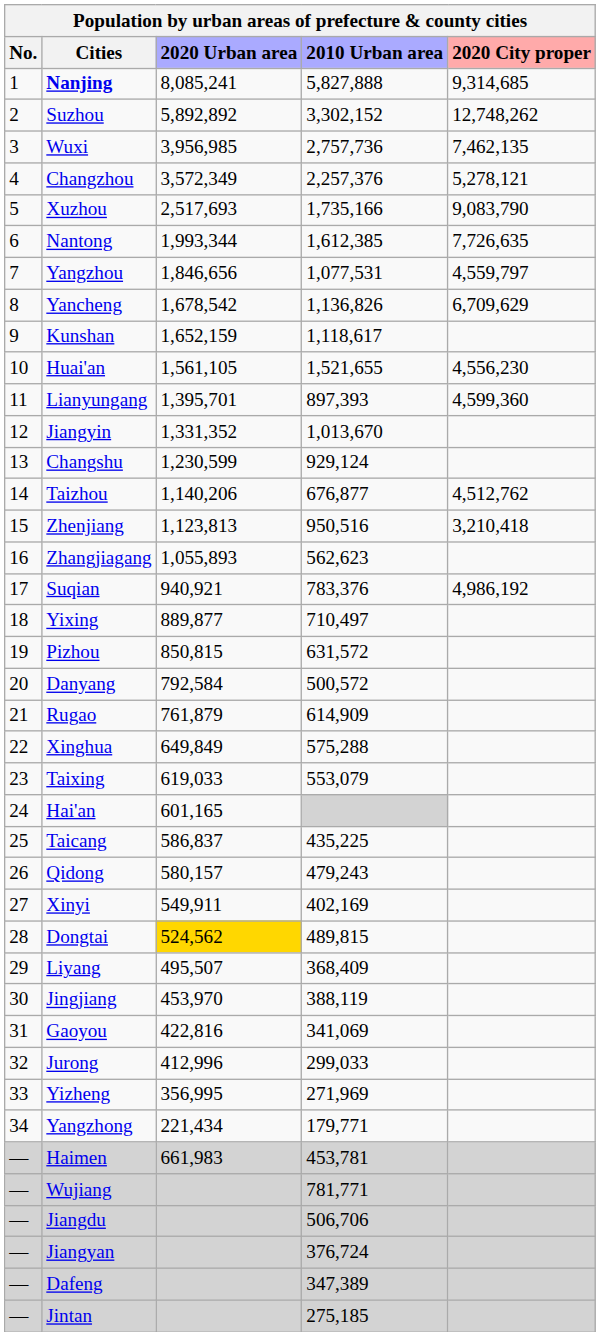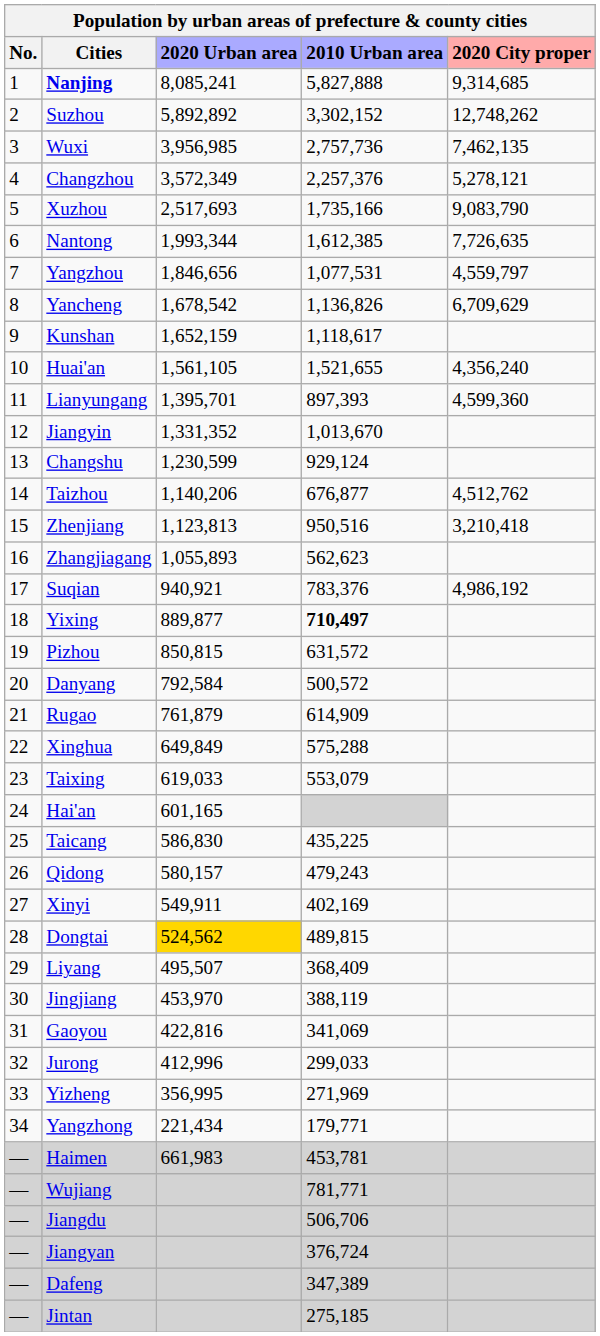(490, 368) 4,556,230 -> (490, 368) 4,356,240
(337, 620) normal -> (337, 620) bold
(192, 841) 586,837 -> (192, 841) 586,830
